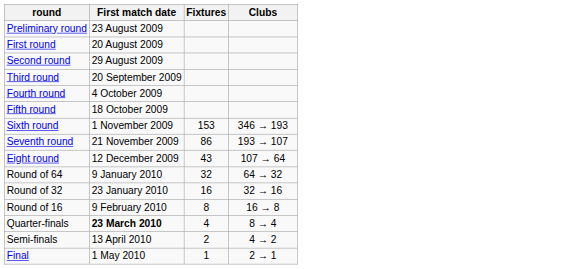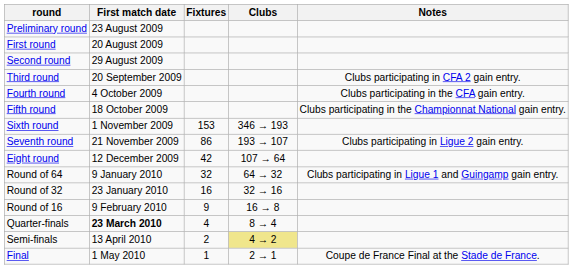+ column: (433, 12)
(206, 158) 43 -> (206, 158) 42
(206, 207) 8 -> (206, 207) 9
(263, 239) no background -> (263, 239) khaki background
